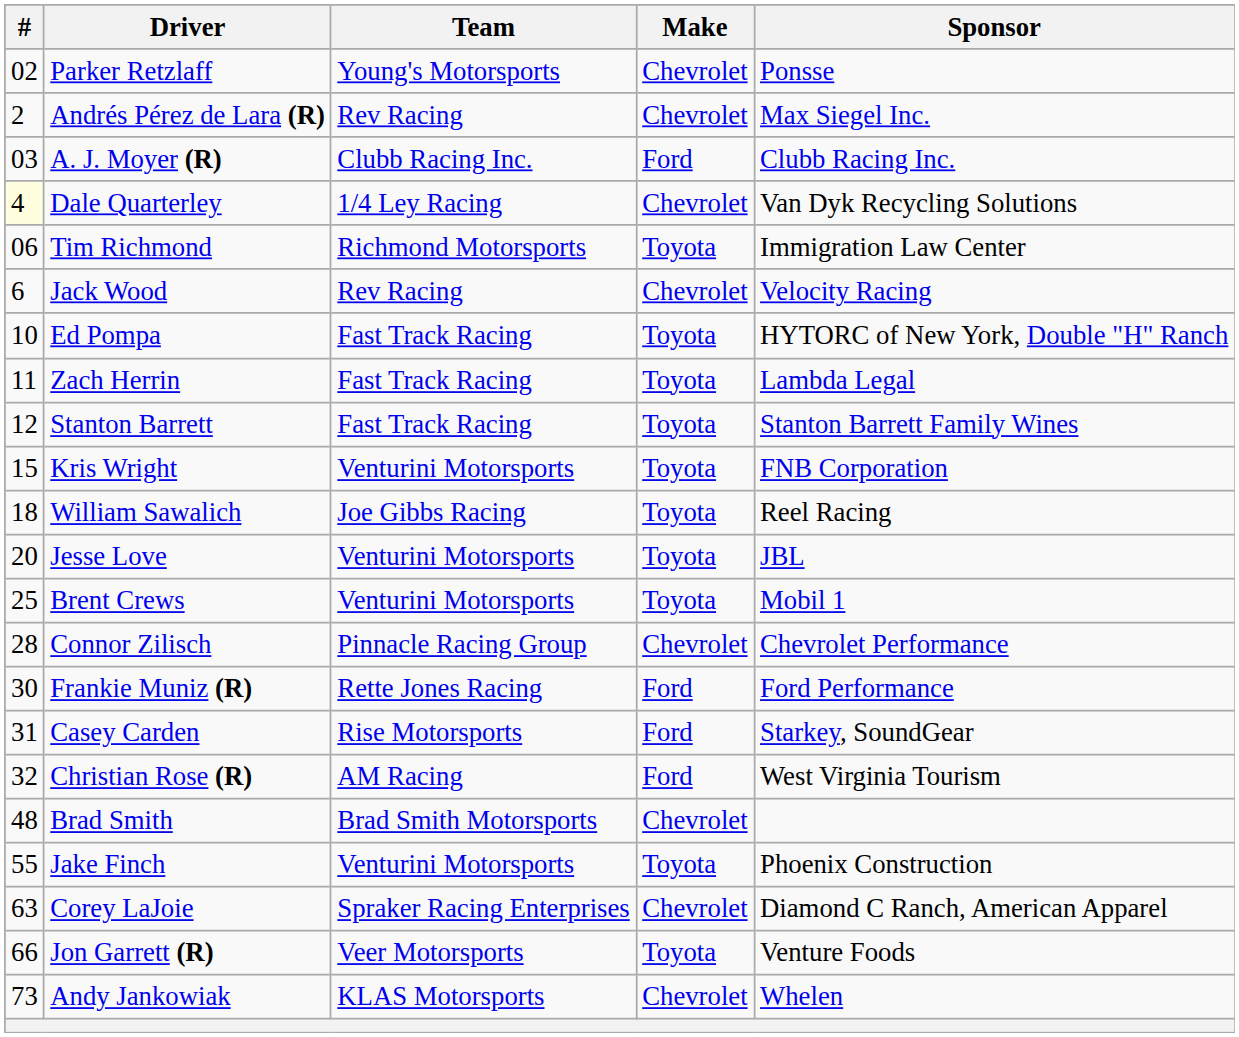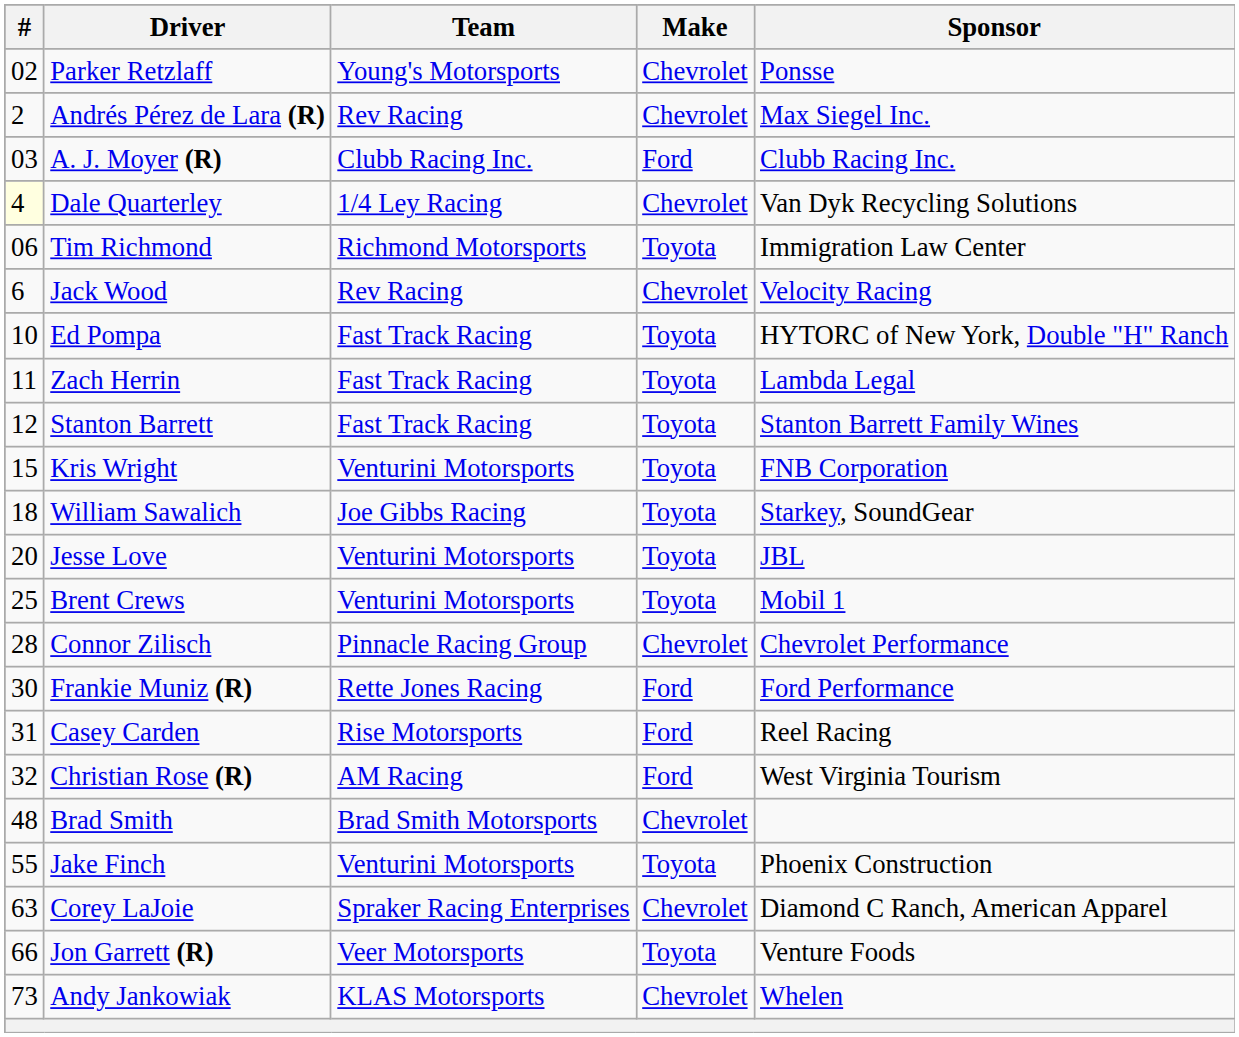(826, 511) Reel Racing -> (867, 511) Starkey, SoundGear
(867, 732) Starkey, SoundGear -> (826, 732) Reel Racing
